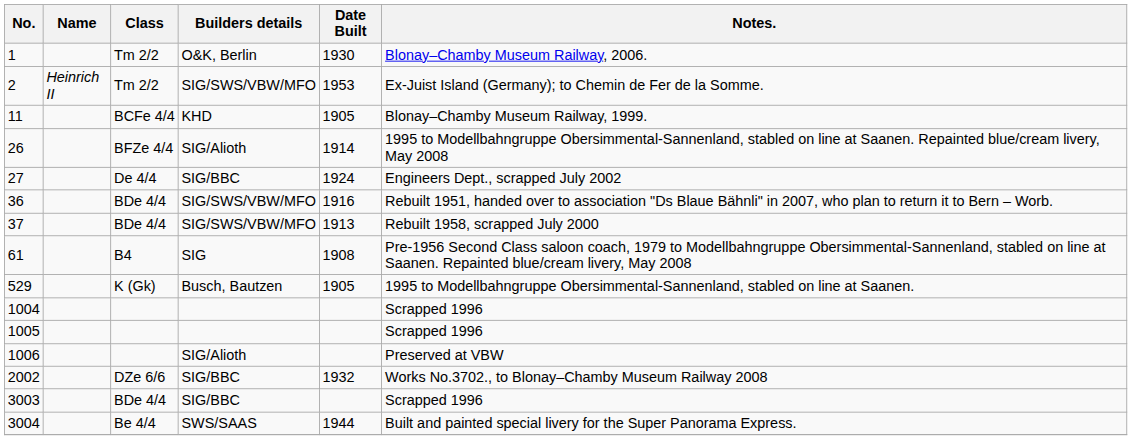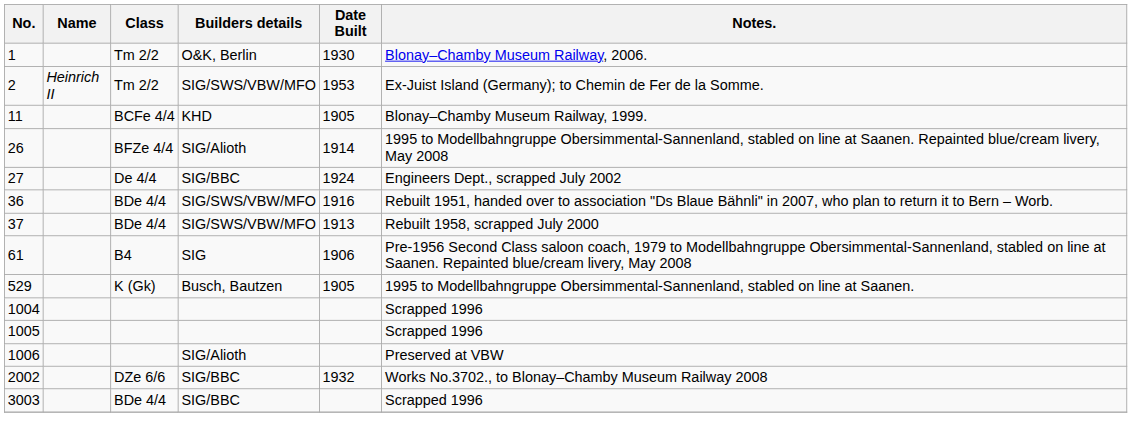(339, 255) 1908 -> (339, 255) 1906
- row: (24, 423)
